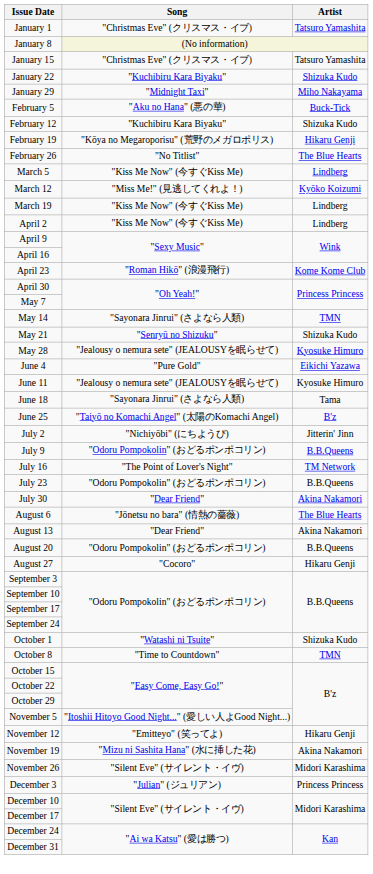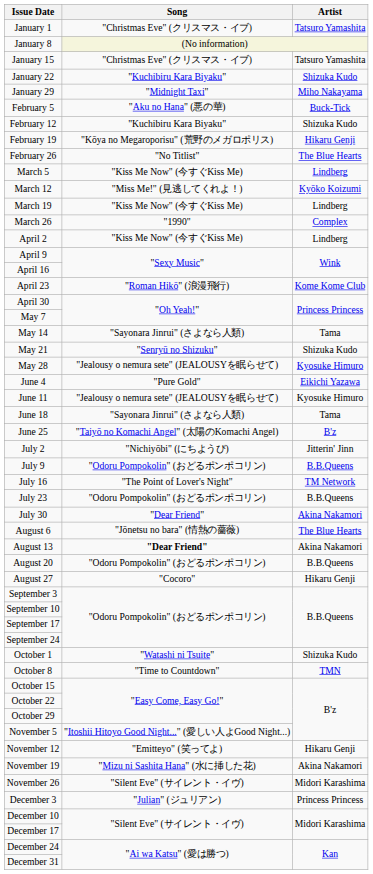+ row: (33, 222)
(330, 318) TMN -> (330, 333) Tama
(177, 531) normal -> (177, 546) bold
